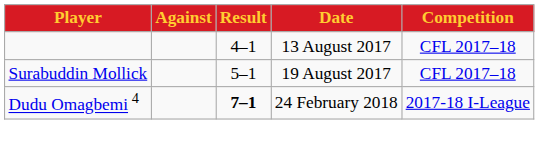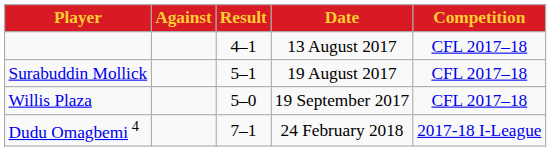+ row: (50, 100)
(243, 102) bold -> (243, 130) normal
